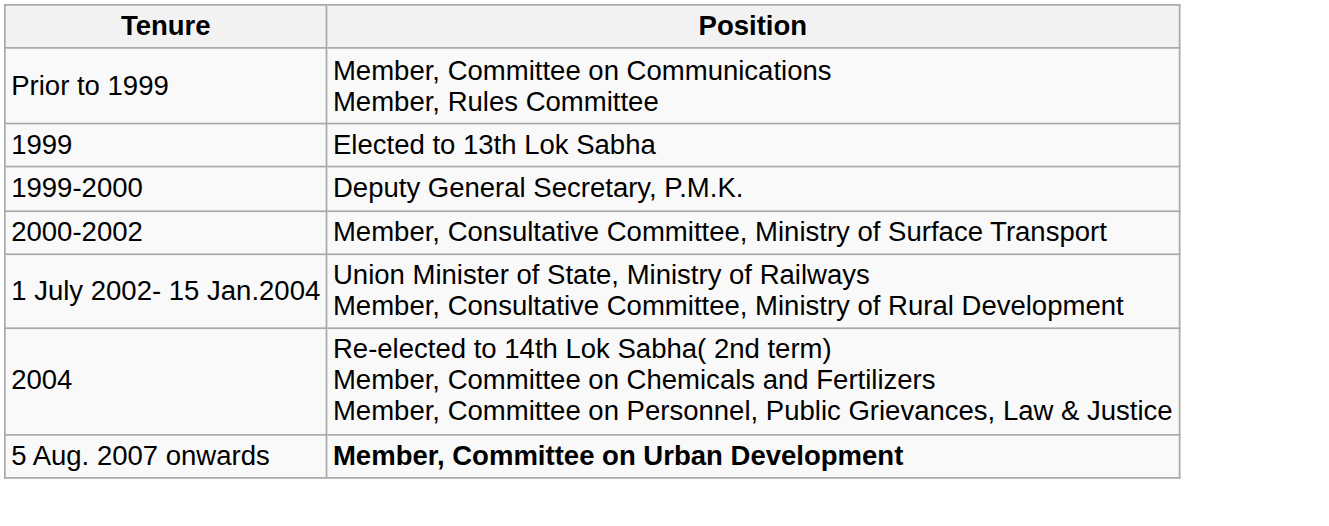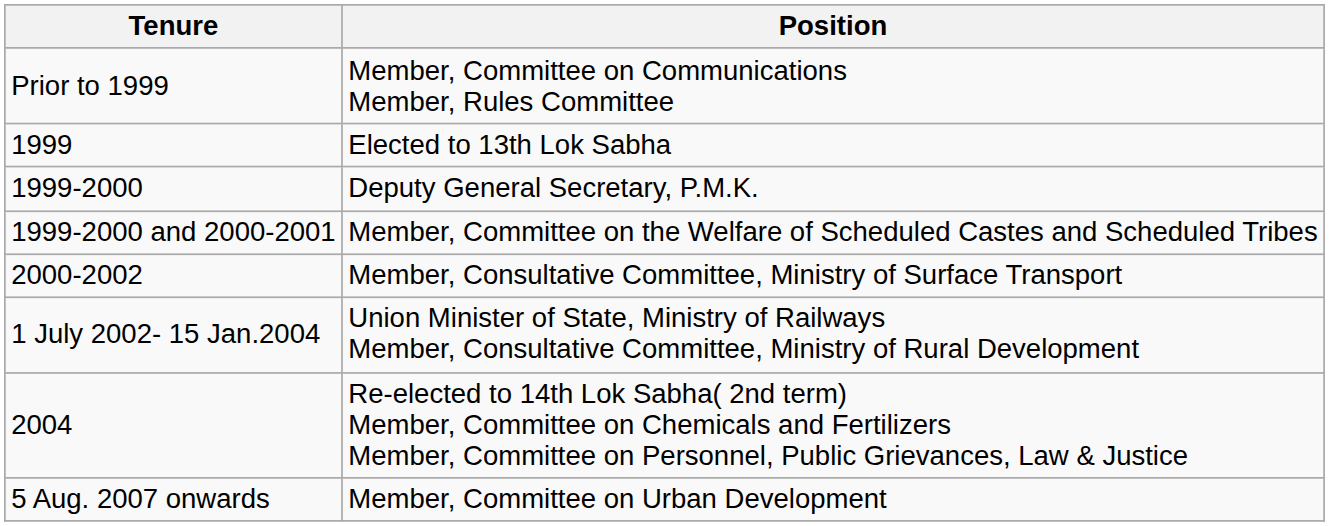+ row: (173, 231)
(618, 455) bold -> (618, 499) normal
